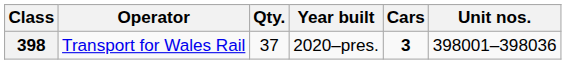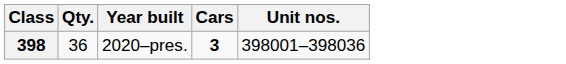- column: (154, 18)
(269, 45) 37 -> (78, 45) 36
